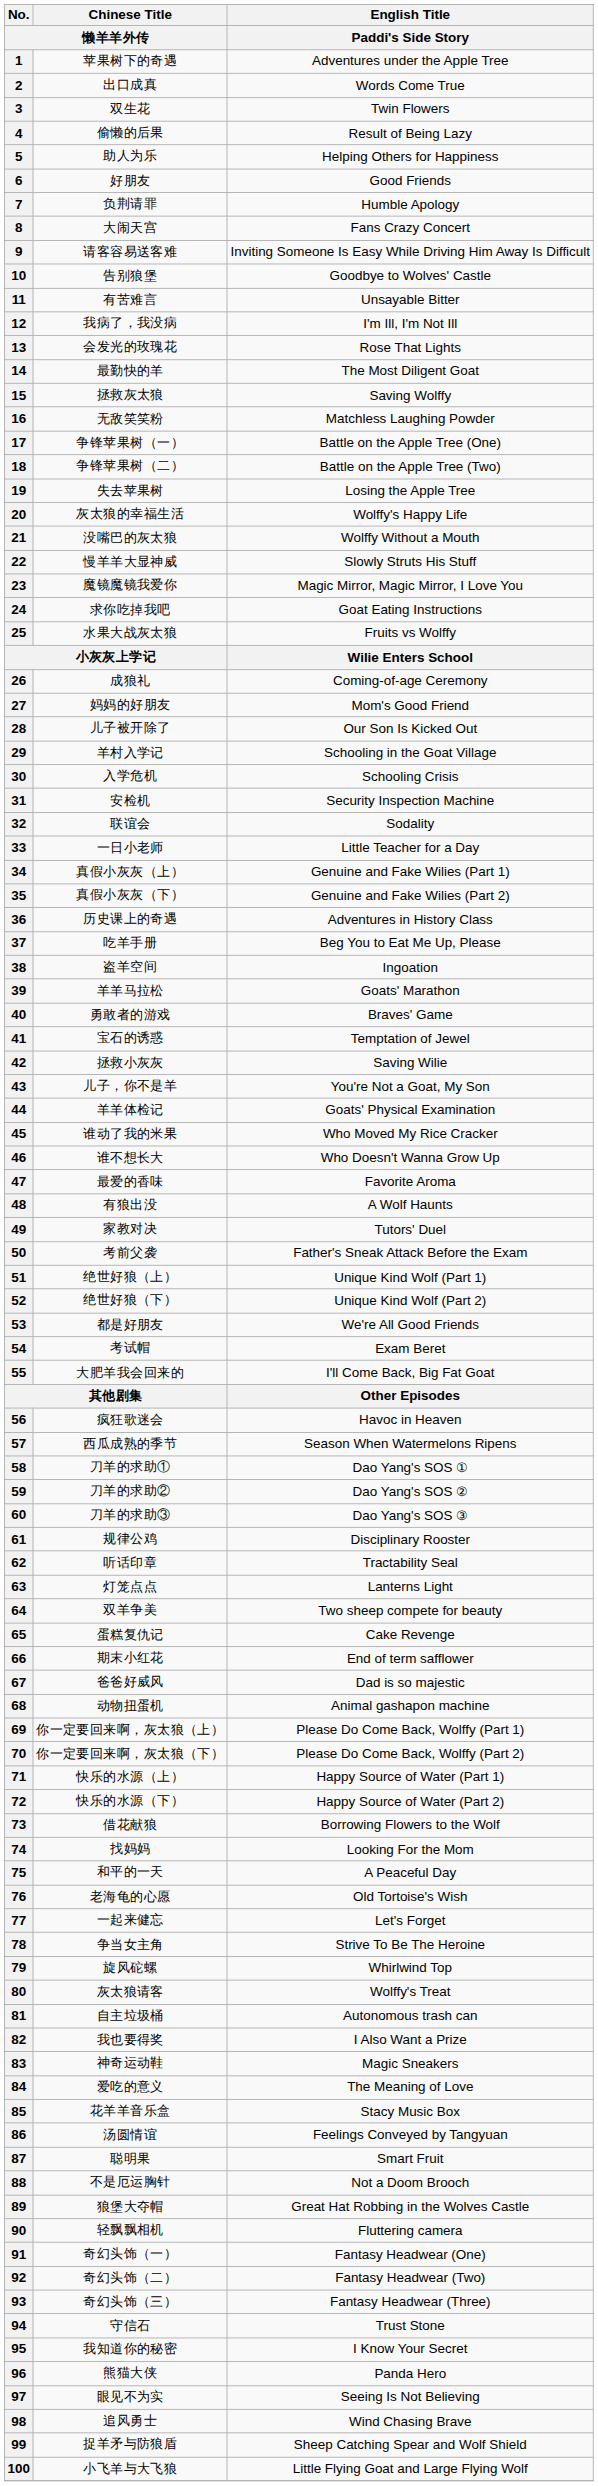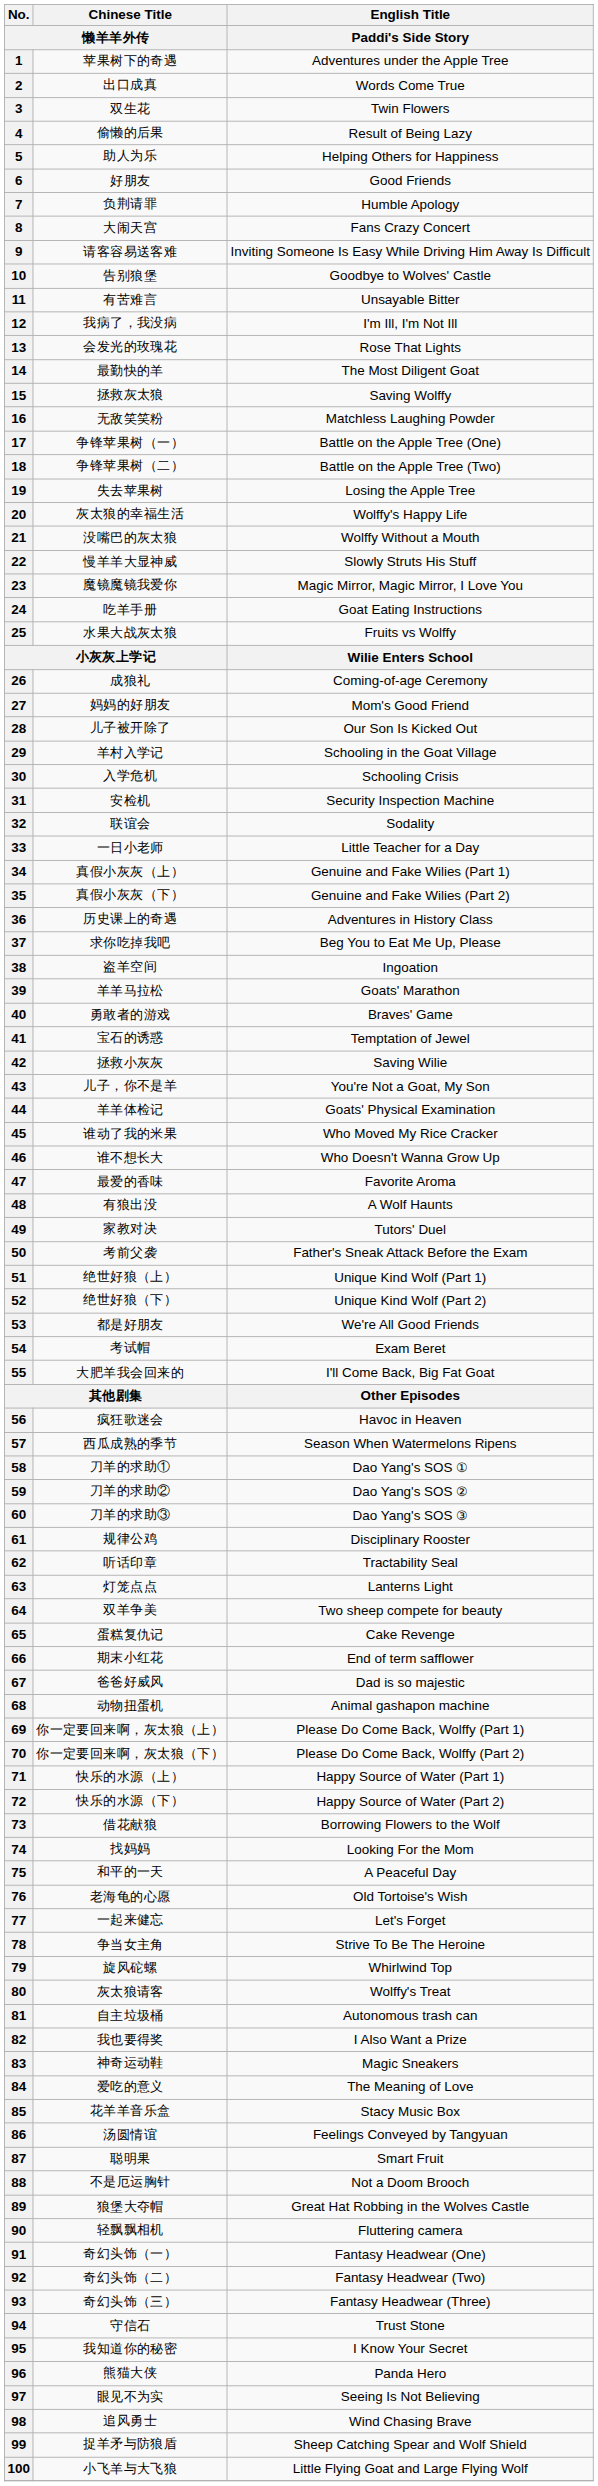(130, 609) 求你吃掉我吧 -> (130, 609) 吃羊手册
(130, 943) 吃羊手册 -> (130, 943) 求你吃掉我吧
